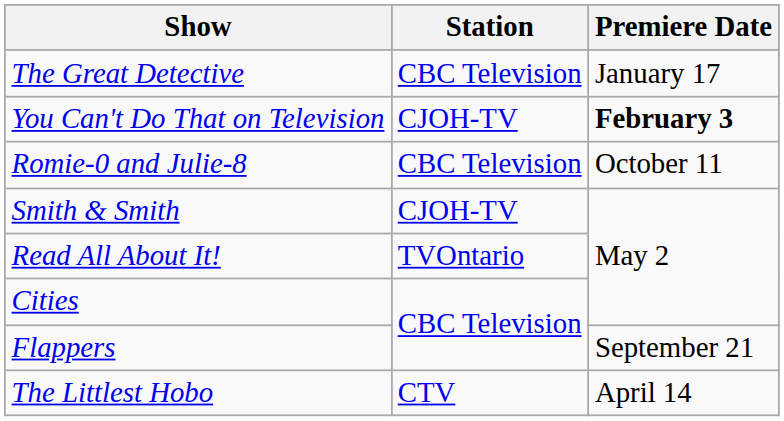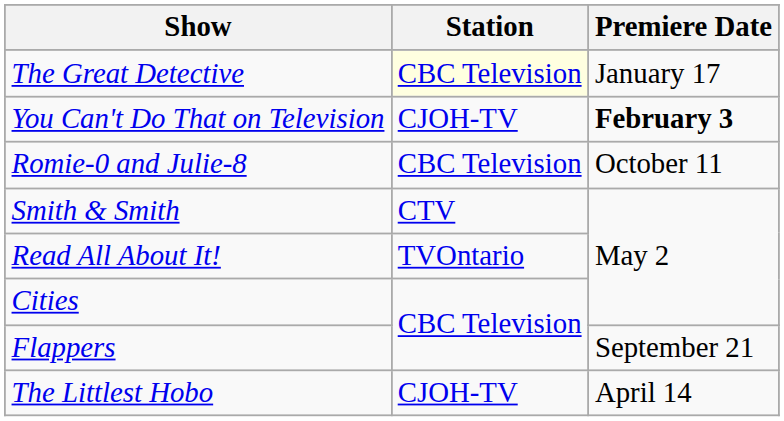(490, 73) no background -> (490, 73) lightyellow background
(458, 210) CJOH-TV -> (427, 210) CTV
(427, 392) CTV -> (458, 392) CJOH-TV
